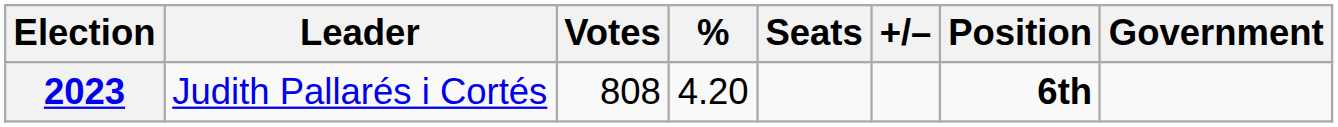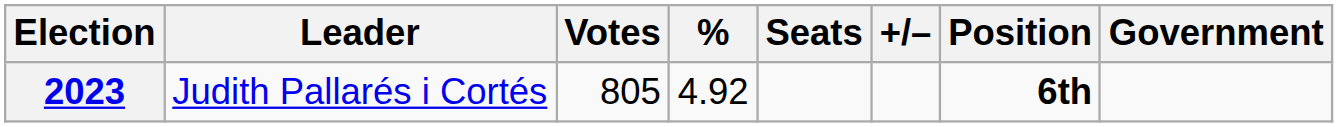(630, 91) 808 -> (630, 91) 805
(713, 91) 4.20 -> (713, 91) 4.92
